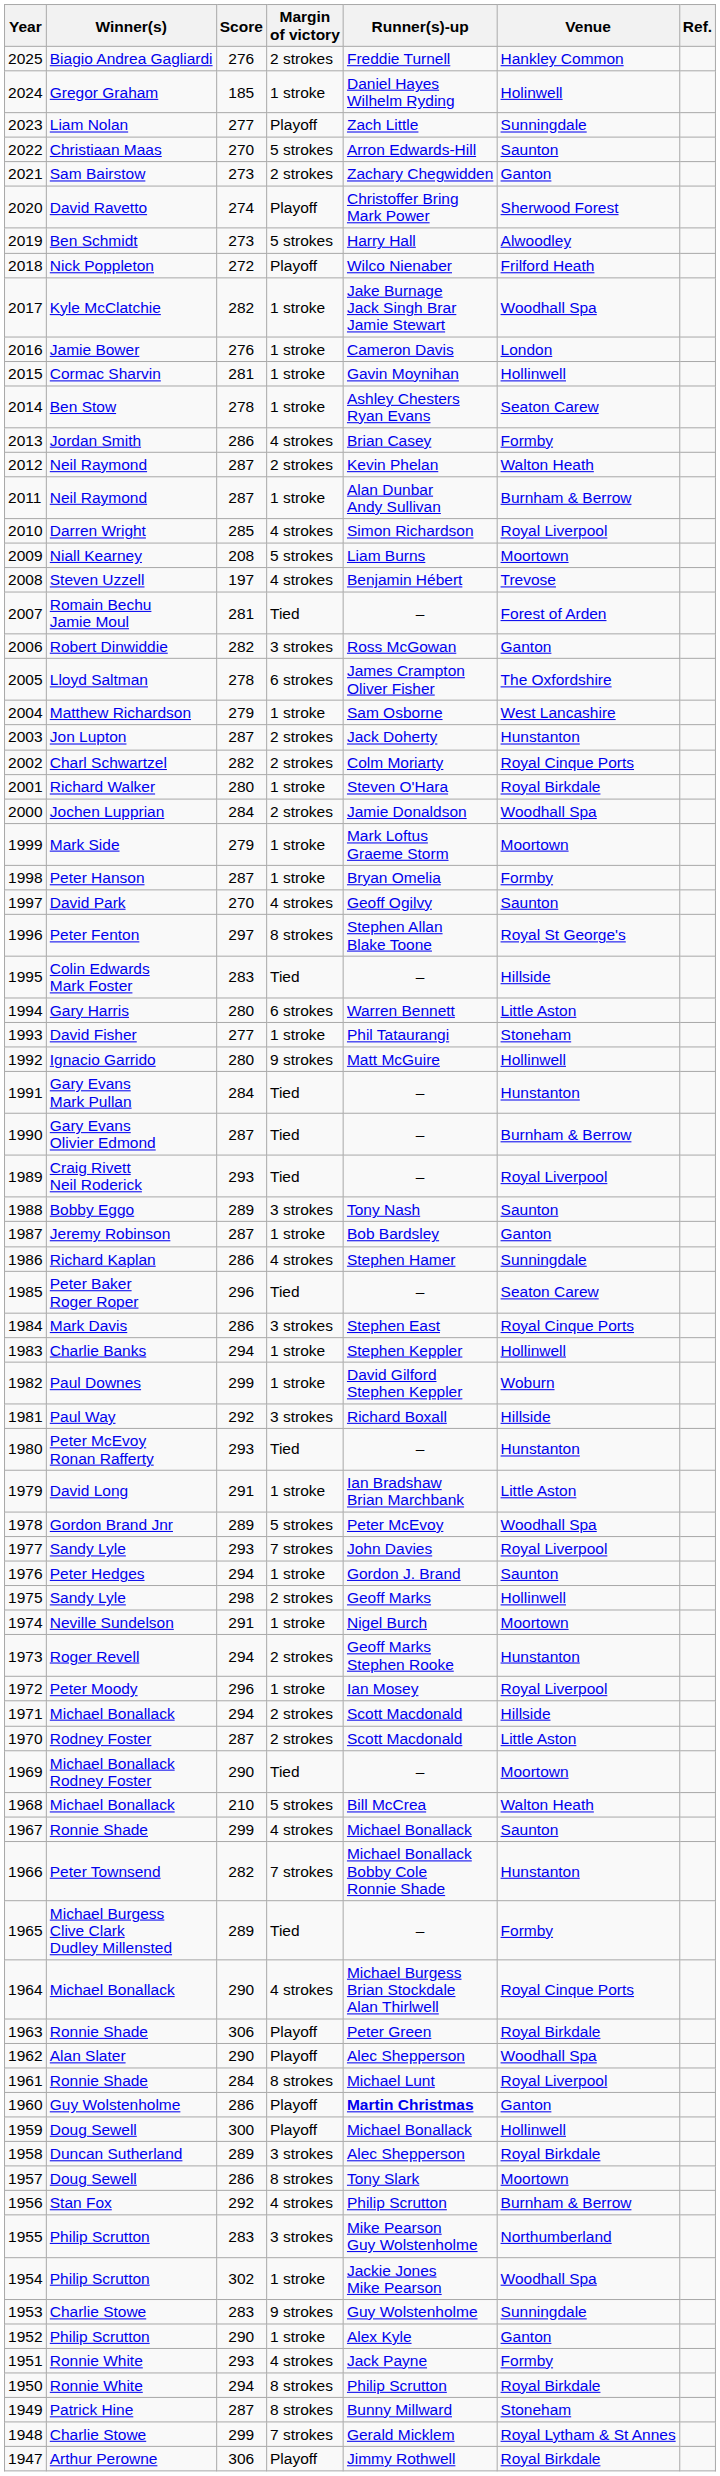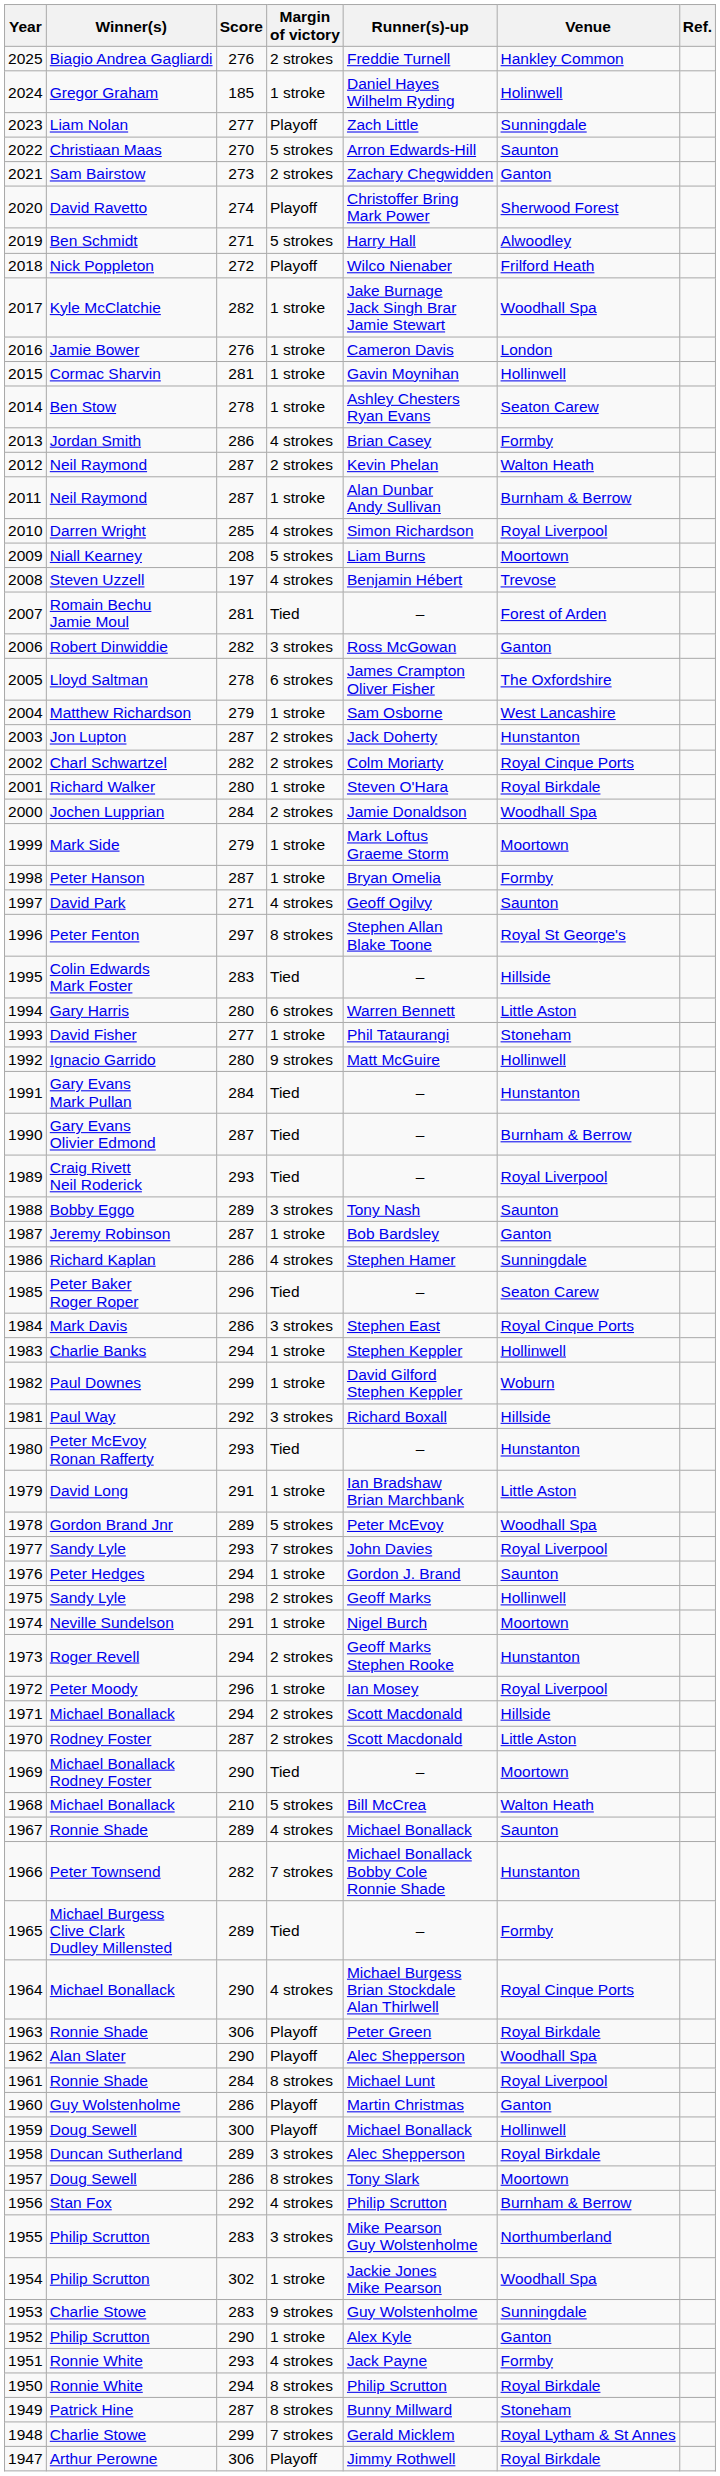(241, 241) 273 -> (241, 241) 271
(241, 902) 270 -> (241, 902) 271
(241, 1829) 299 -> (241, 1829) 289
(410, 2105) bold -> (405, 2105) normal
